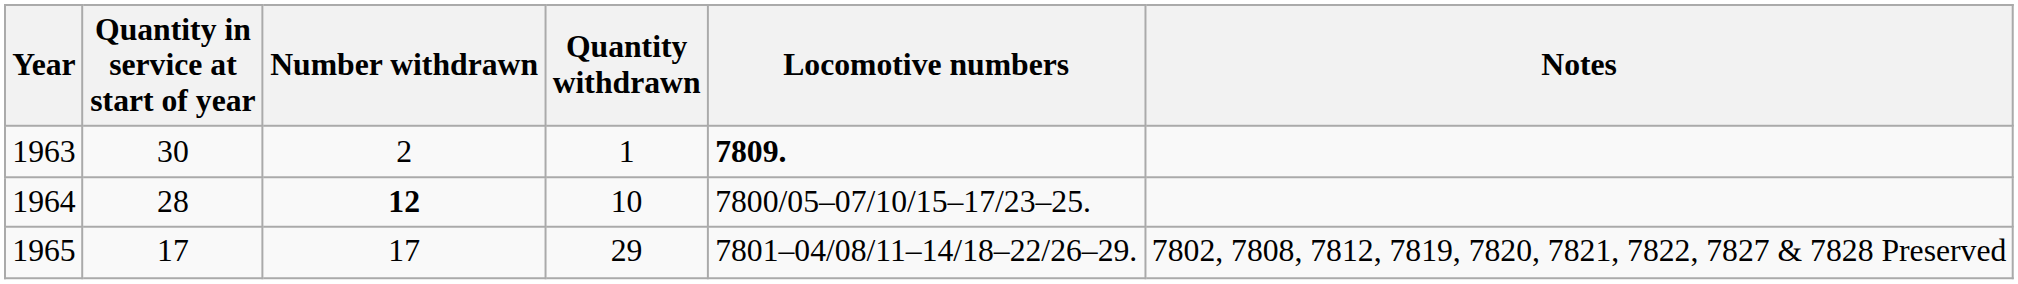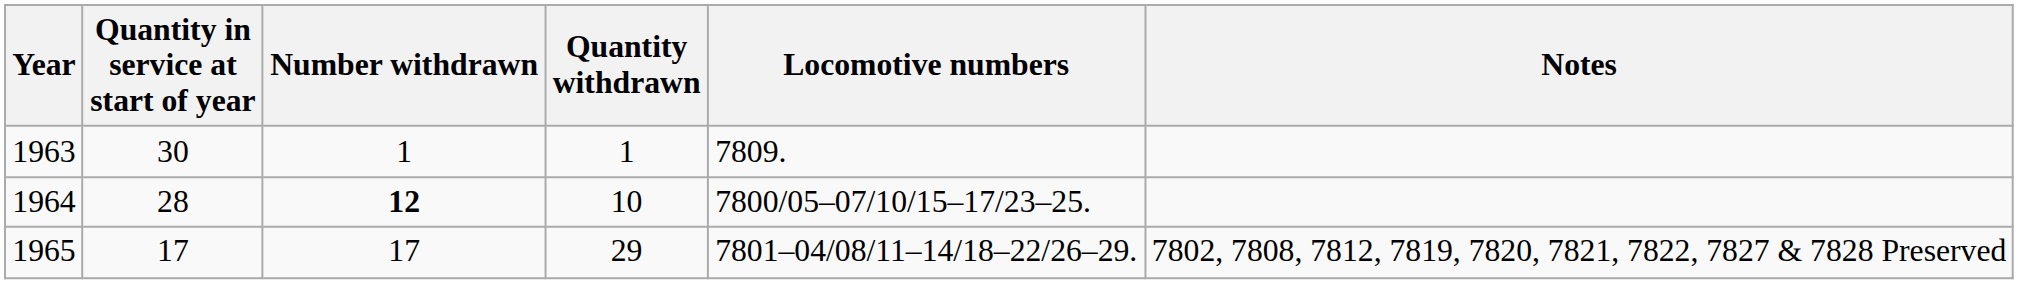(404, 151) 2 -> (404, 151) 1
(751, 151) bold -> (751, 151) normal
